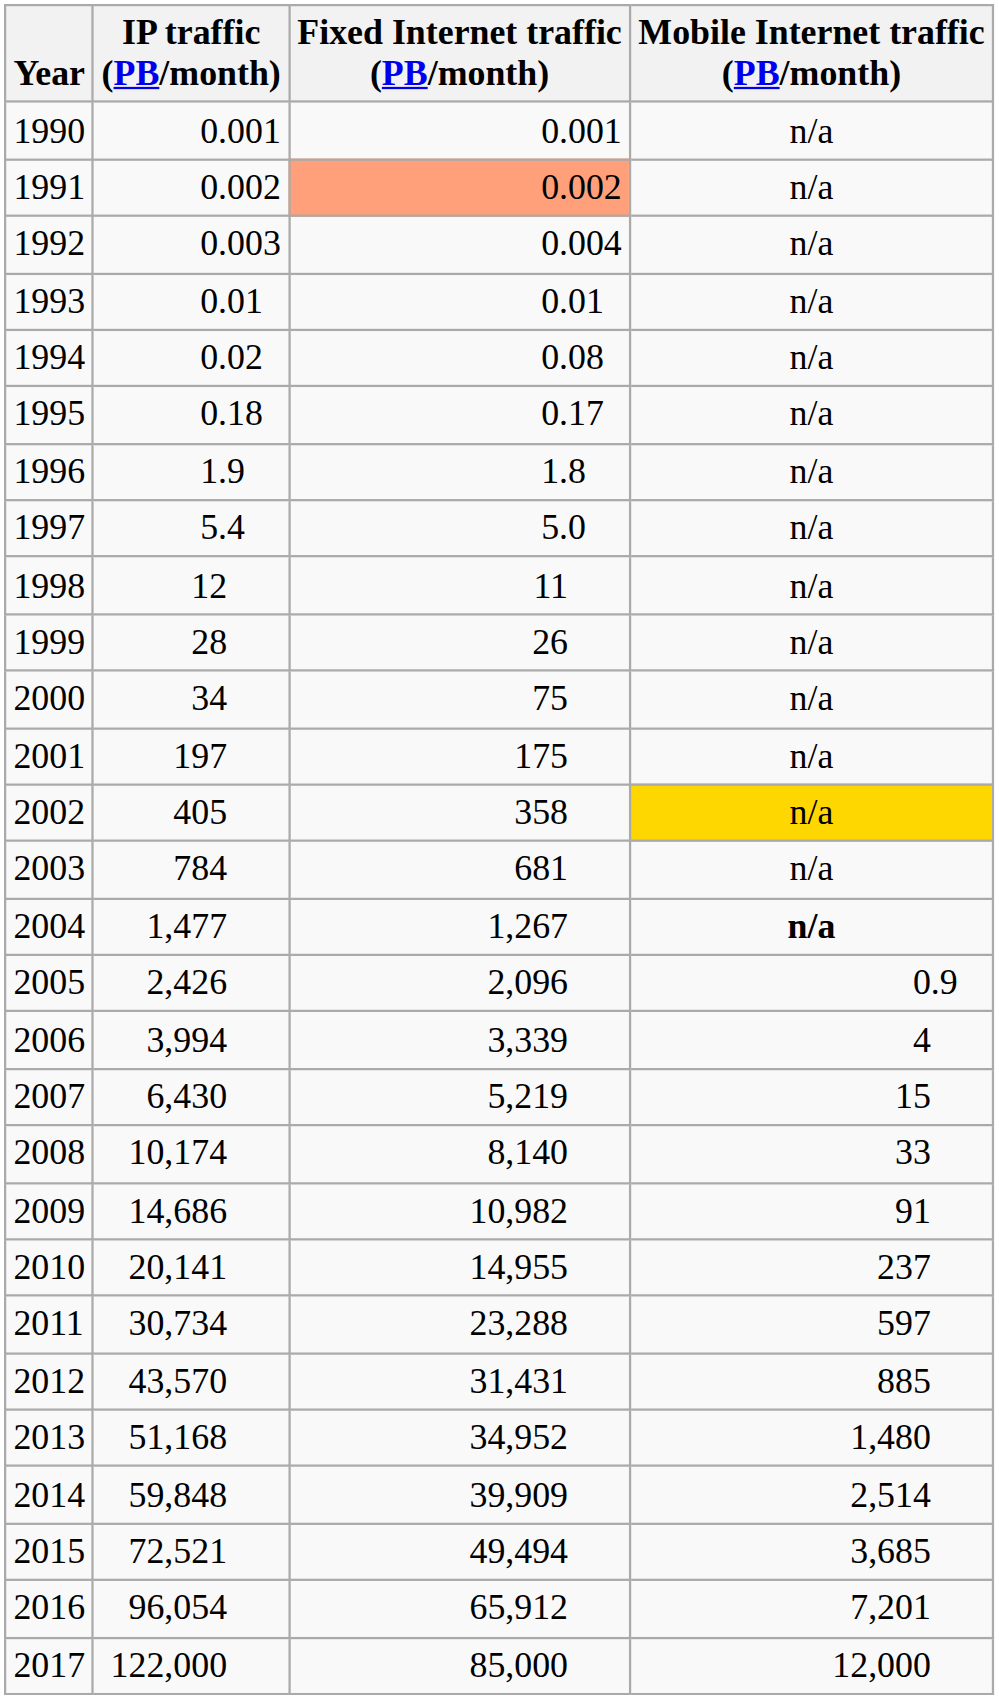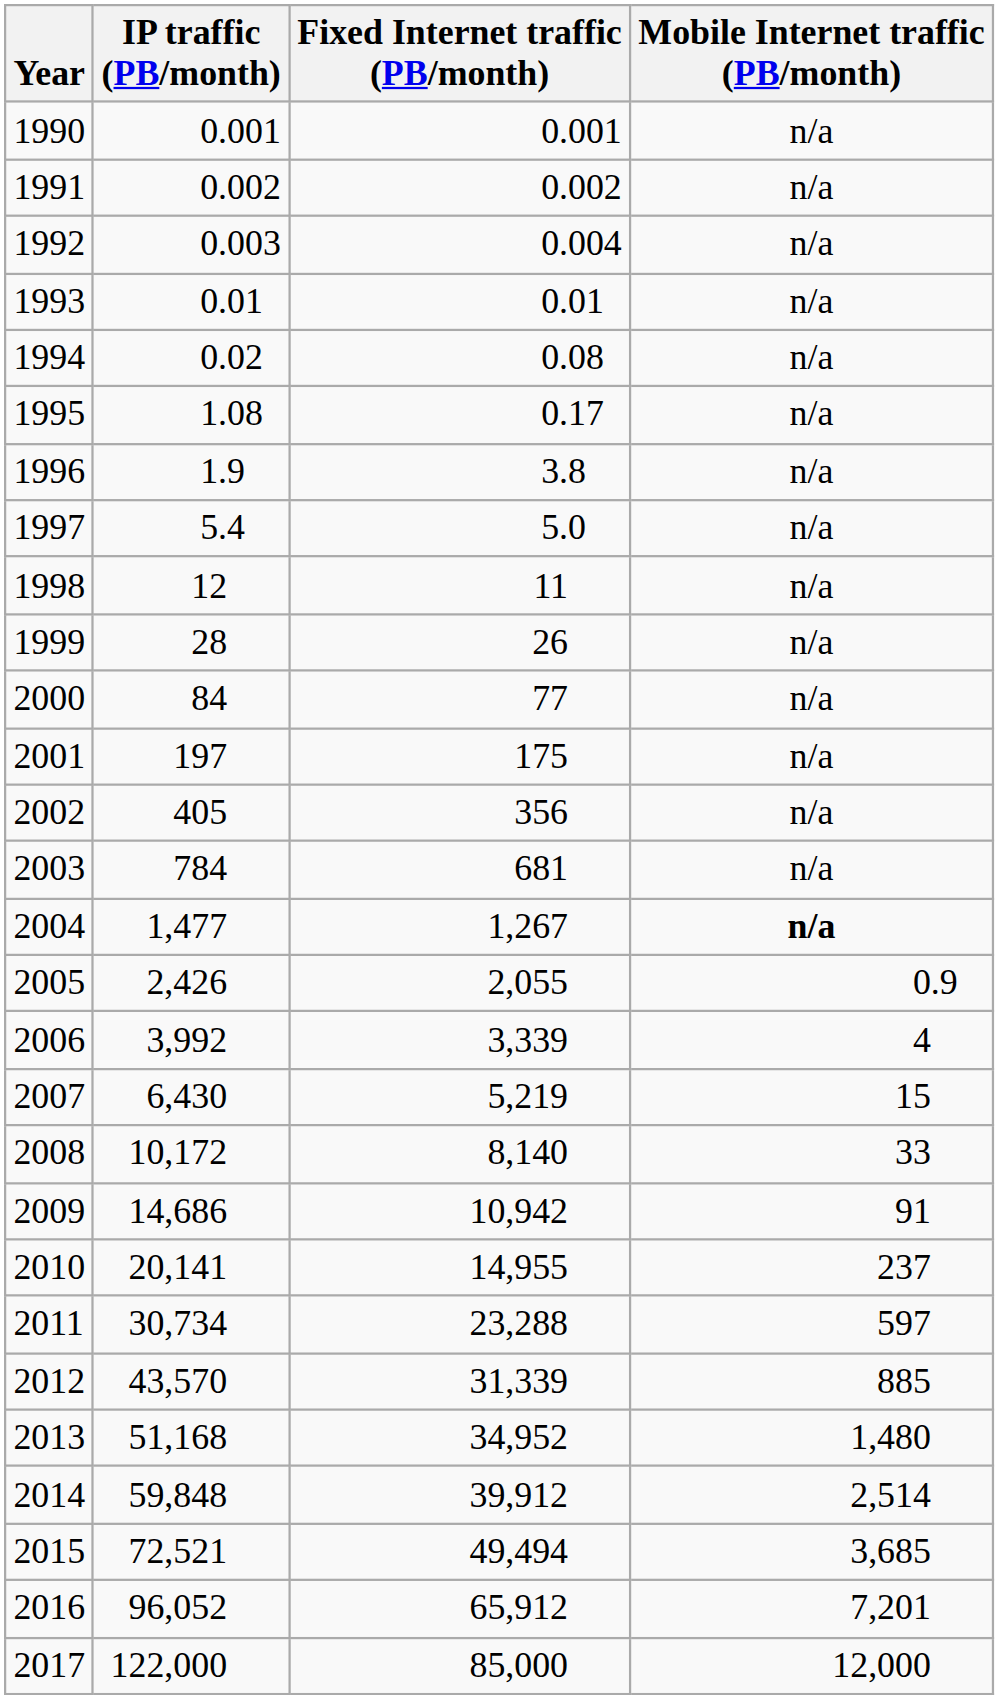(581, 186) lightsalmon background -> (581, 186) no background
(240, 414) 0.18 -> (240, 414) 1.08
(581, 471) 1.8 -> (581, 471) 3.8
(236, 698) 34 -> (236, 698) 84
(577, 698) 75 -> (577, 698) 77
(568, 812) 358 -> (568, 812) 356
(811, 812) gold background -> (811, 812) no background
(555, 982) 2,096 -> (555, 982) 2,055
(214, 1039) 3,994 -> (214, 1039) 3,992
(205, 1153) 10,174 -> (205, 1153) 10,172
(546, 1210) 10,982 -> (546, 1210) 10,942
(546, 1380) 31,431 -> (546, 1380) 31,339
(546, 1494) 39,909 -> (546, 1494) 39,912
(205, 1607) 96,054 -> (205, 1607) 96,052
